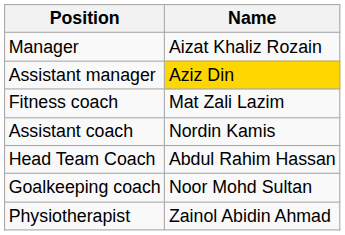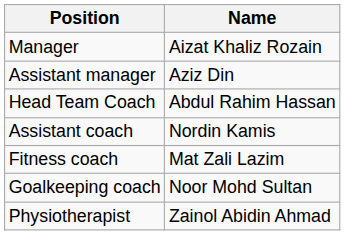(201, 74) gold background -> (201, 74) no background
rows swapped: (82, 159) <-> (63, 103)
